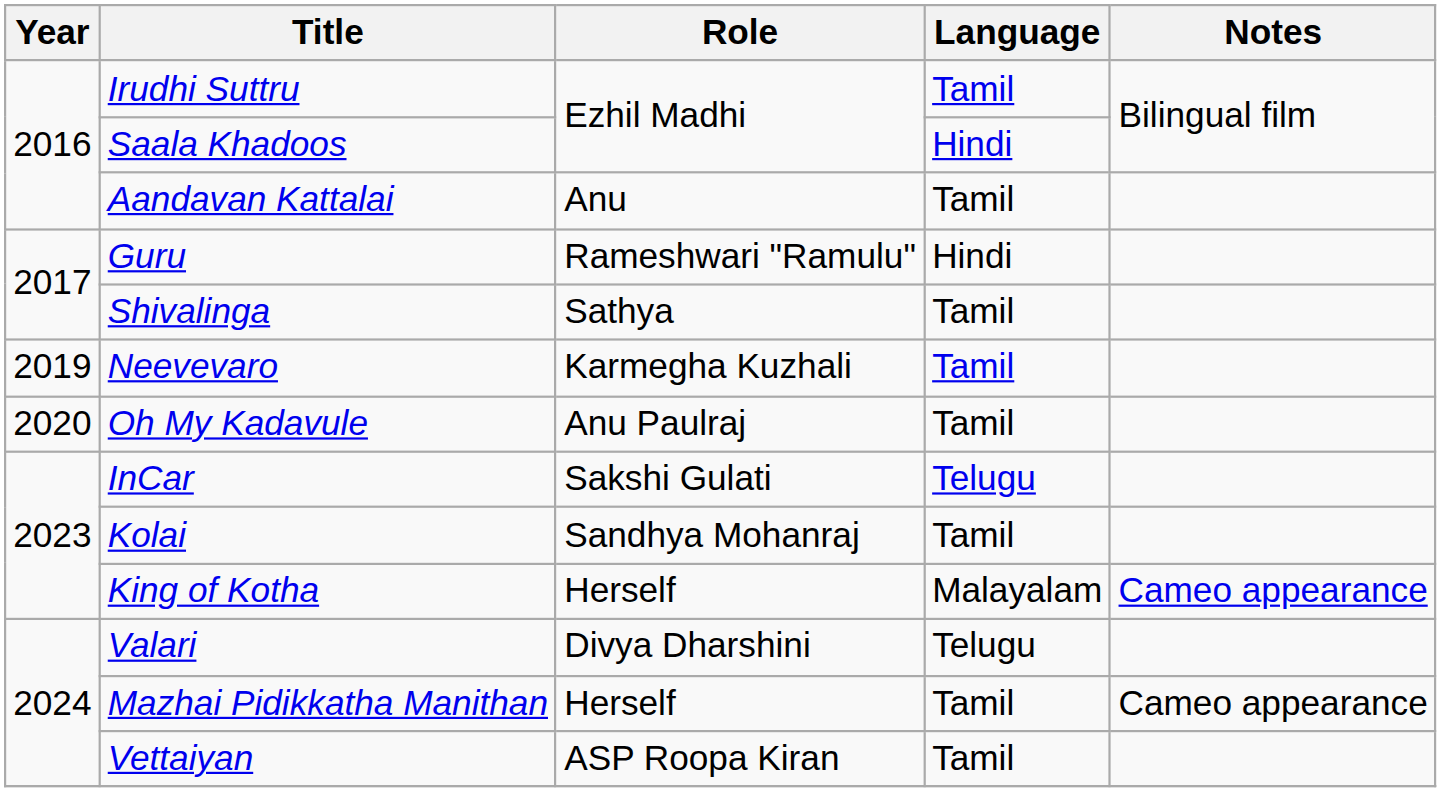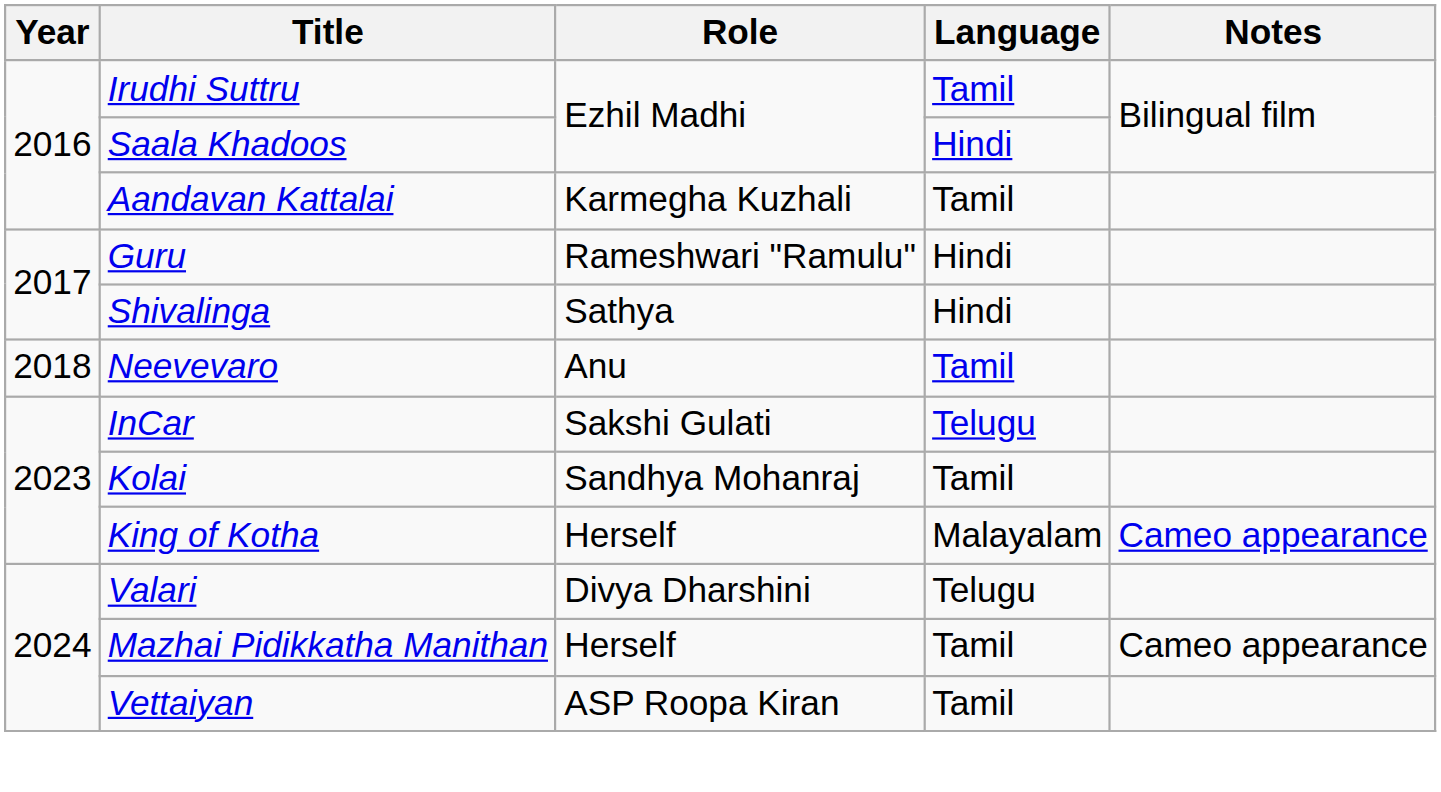(596, 199) Anu -> (708, 199) Karmegha Kuzhali
(973, 311) Tamil -> (972, 311) Hindi
(52, 367) 2019 -> (52, 367) 2018
(708, 367) Karmegha Kuzhali -> (596, 367) Anu
- row: (238, 423)
